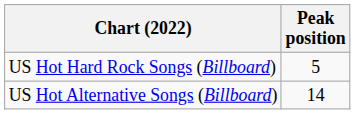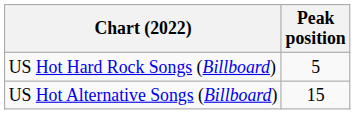(316, 94) 14 -> (316, 94) 15
